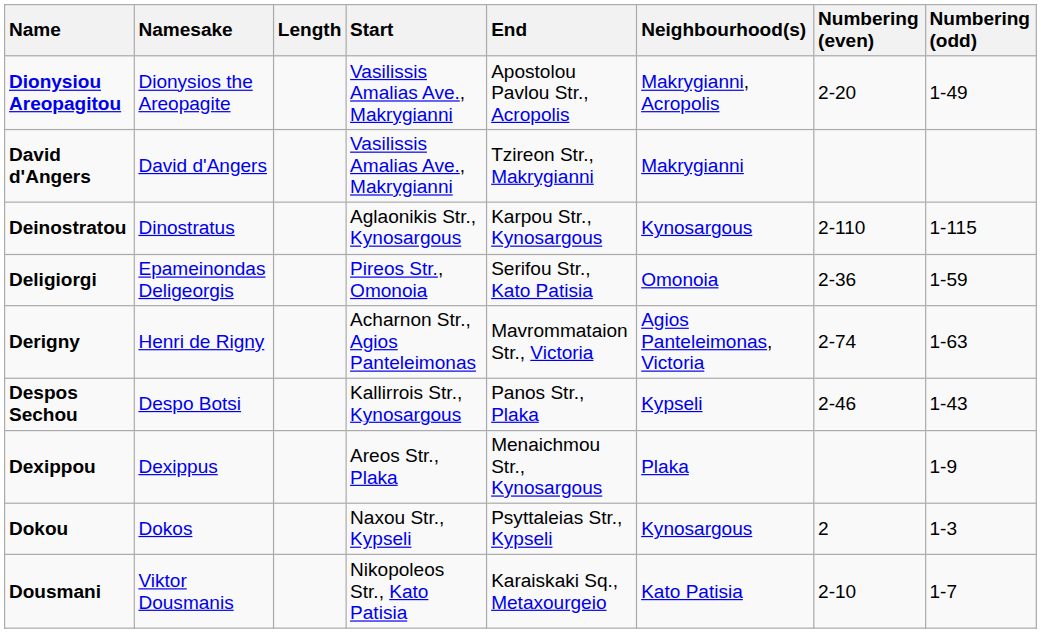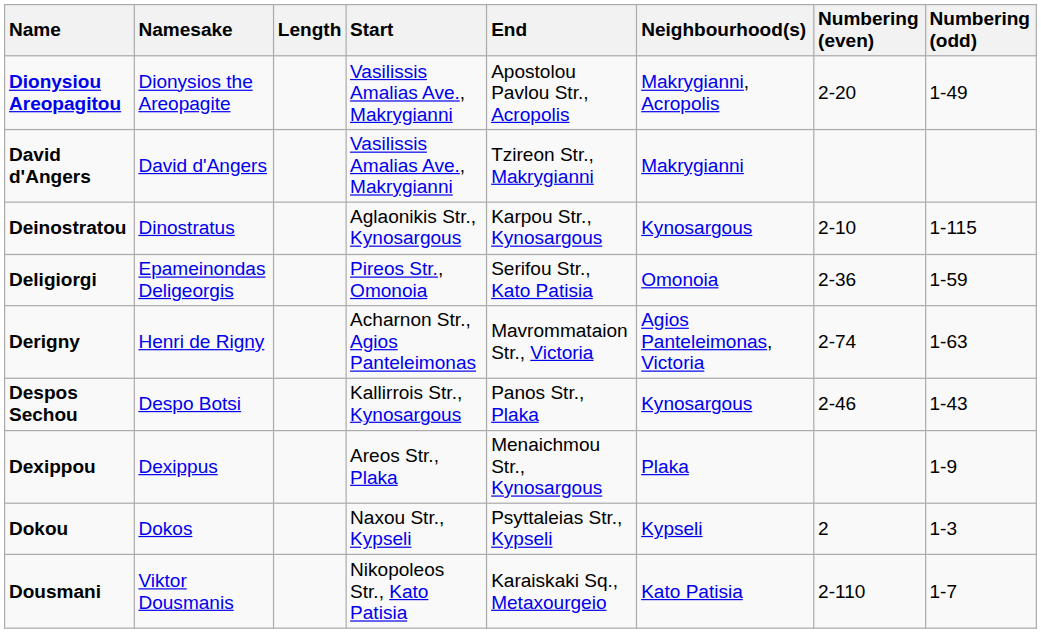(842, 227) 2-110 -> (837, 227) 2-10
(672, 404) Kypseli -> (697, 404) Kynosargous
(697, 528) Kynosargous -> (672, 528) Kypseli
(837, 591) 2-10 -> (842, 591) 2-110
